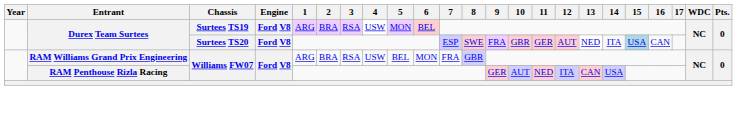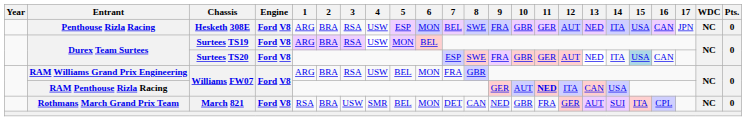+ row: (108, 26)
(544, 72) normal -> (547, 88) bold
+ row: (108, 103)
